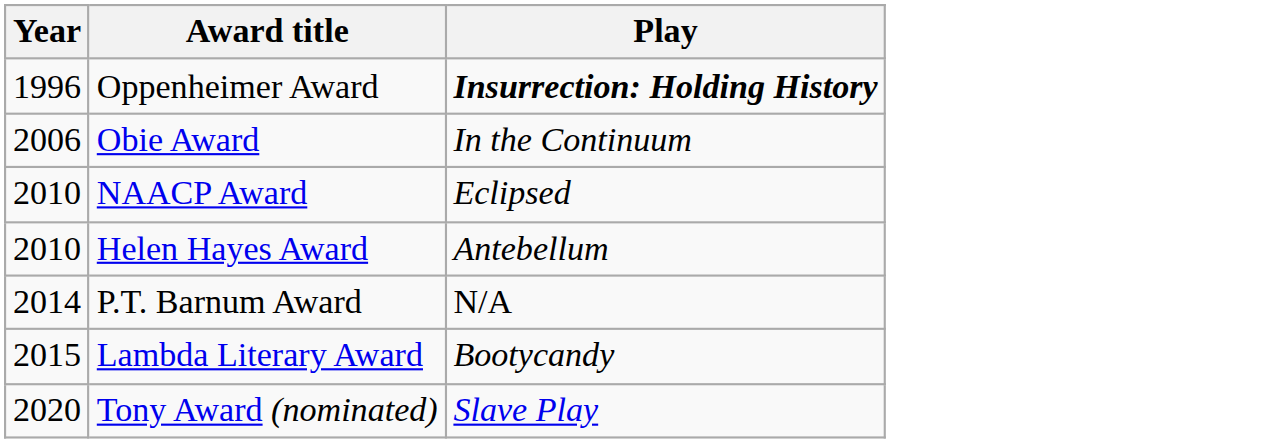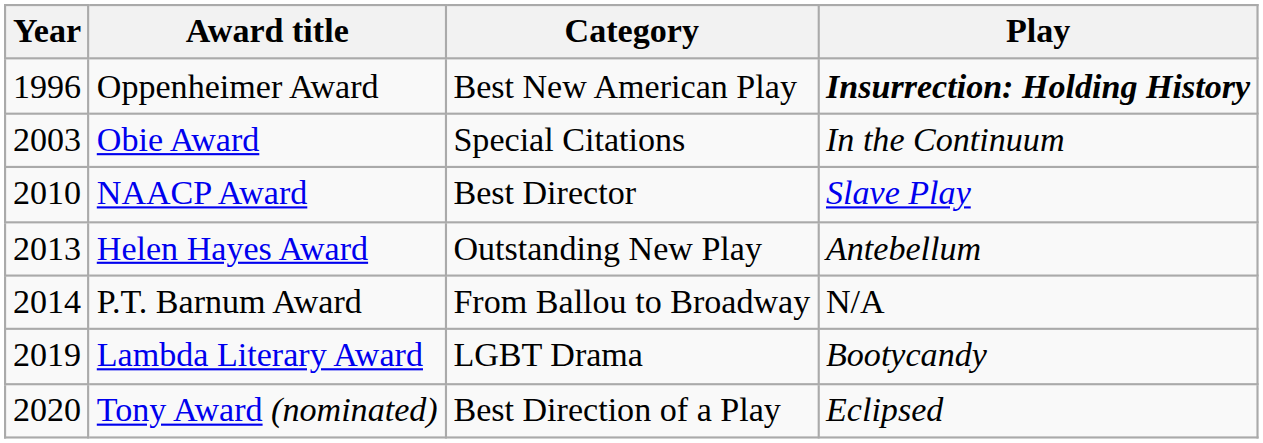+ column: (632, 31)
(47, 139) 2006 -> (47, 139) 2003
(512, 193) Eclipsed -> (898, 193) Slave Play
(47, 247) 2010 -> (47, 247) 2013
(47, 355) 2015 -> (47, 355) 2019
(526, 409) Slave Play -> (885, 409) Eclipsed
